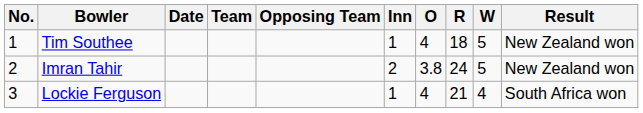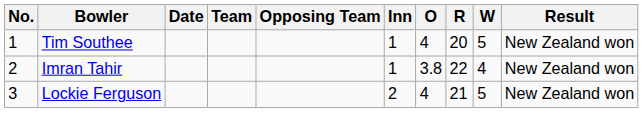(459, 42) 18 -> (459, 42) 20
(392, 68) 2 -> (392, 68) 1
(459, 68) 24 -> (459, 68) 22
(482, 68) 5 -> (482, 68) 4
(392, 94) 1 -> (392, 94) 2
(482, 94) 4 -> (482, 94) 5
(566, 94) South Africa won -> (570, 94) New Zealand won
